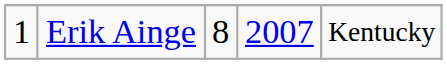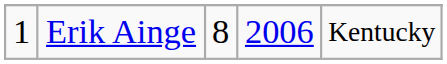(279, 31) 2007 -> (279, 31) 2006
